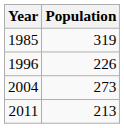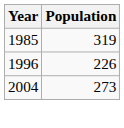- row: (23, 111)
